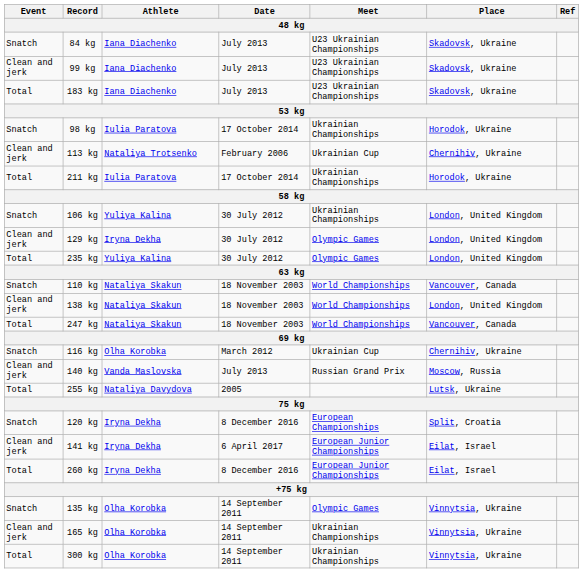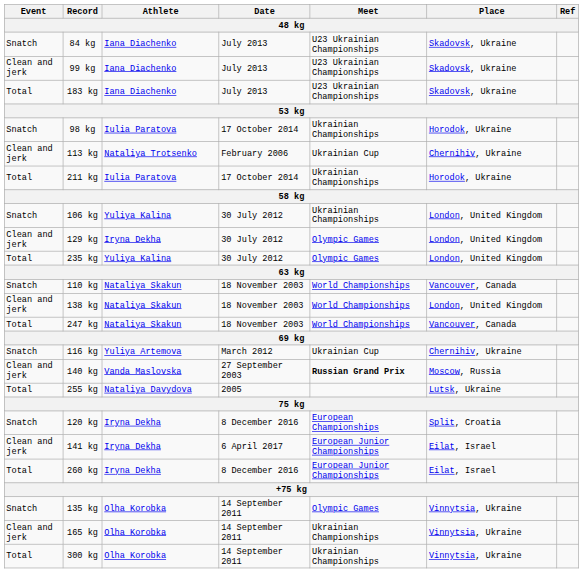(135, 352) Olha Korobka -> (143, 352) Yuliya Artemova
(244, 371) July 2013 -> (252, 371) 27 September 2003
(358, 371) normal -> (358, 371) bold
